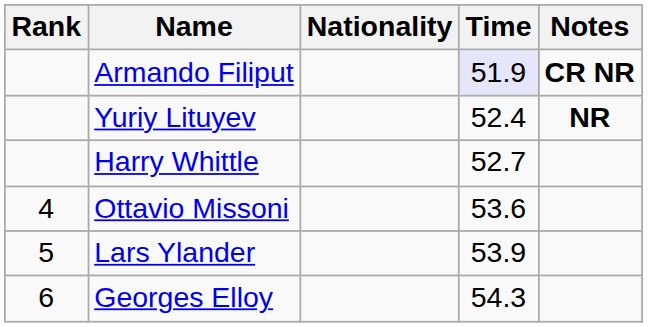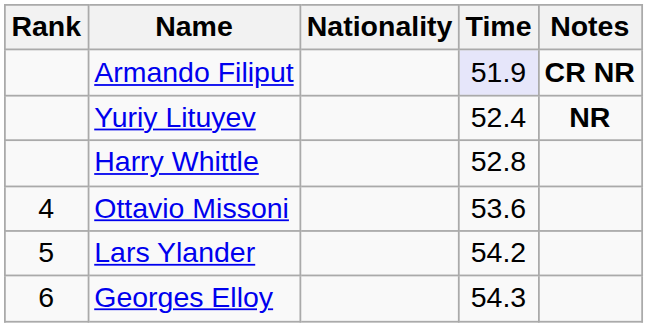(498, 162) 52.7 -> (498, 162) 52.8
(498, 252) 53.9 -> (498, 252) 54.2
